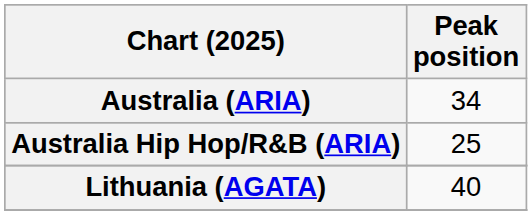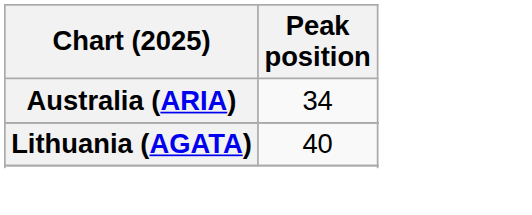- row: (206, 143)
